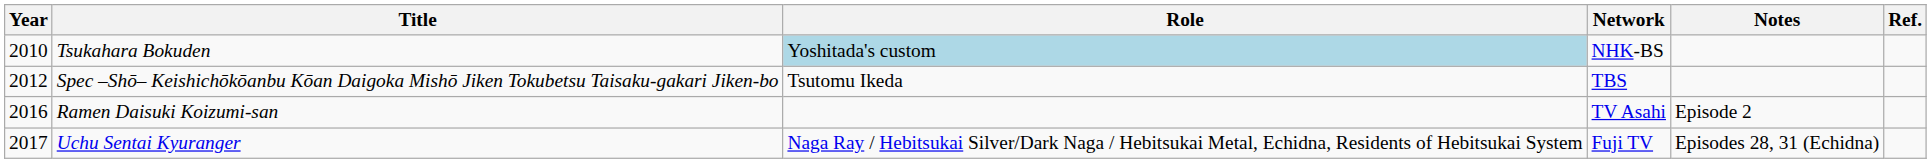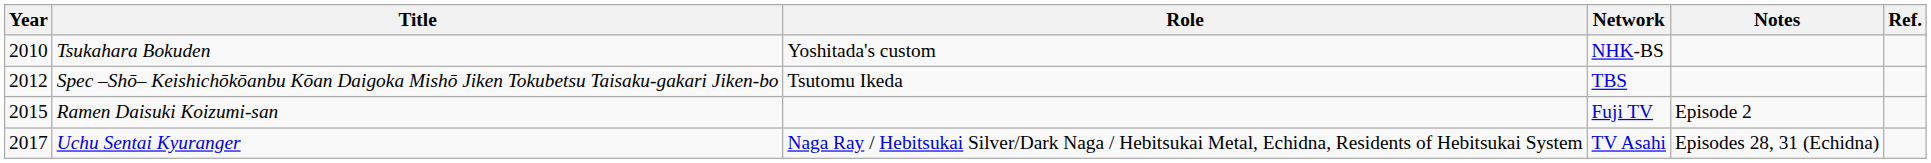(862, 50) lightblue background -> (862, 50) no background
(28, 111) 2016 -> (28, 111) 2015
(1629, 111) TV Asahi -> (1622, 111) Fuji TV
(1622, 142) Fuji TV -> (1629, 142) TV Asahi
